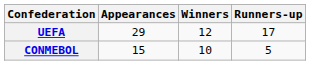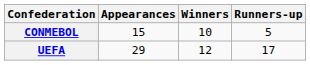rows swapped: (51, 32) <-> (51, 51)
